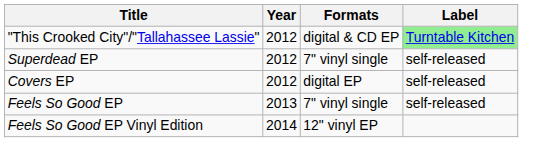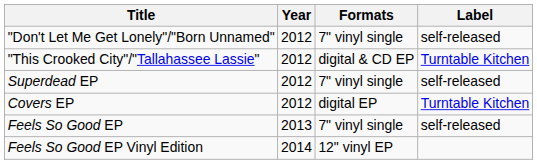+ row: (141, 37)
(460, 37) lightgreen background -> (475, 59) no background
(446, 81) self-released -> (475, 103) Turntable Kitchen
